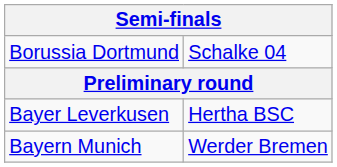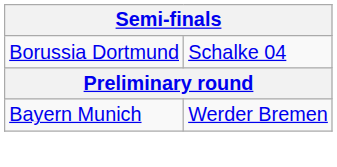- row: (89, 114)
